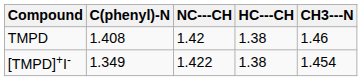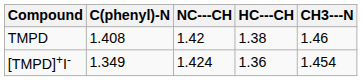(194, 62) 1.422 -> (194, 62) 1.424
(252, 62) 1.38 -> (252, 62) 1.36
